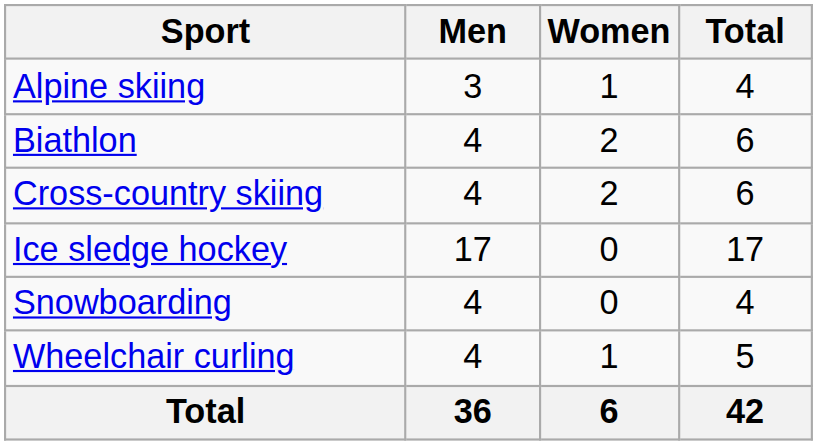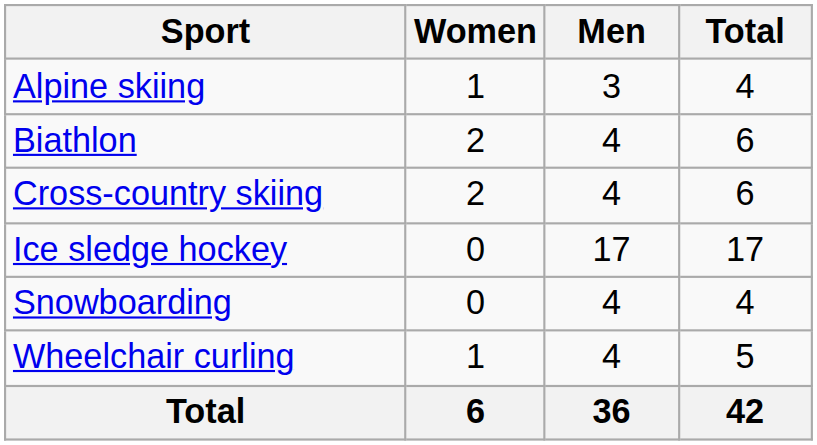columns swapped: (473, 31) <-> (609, 31)
